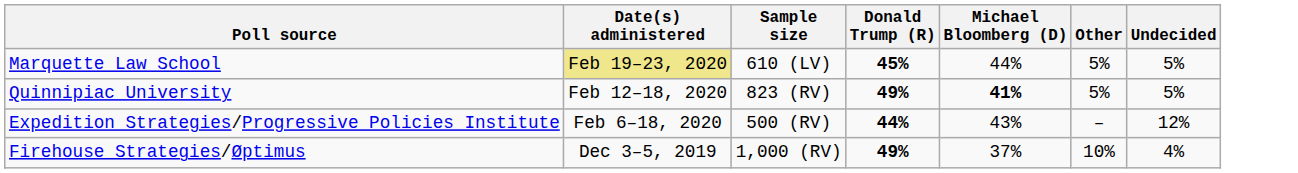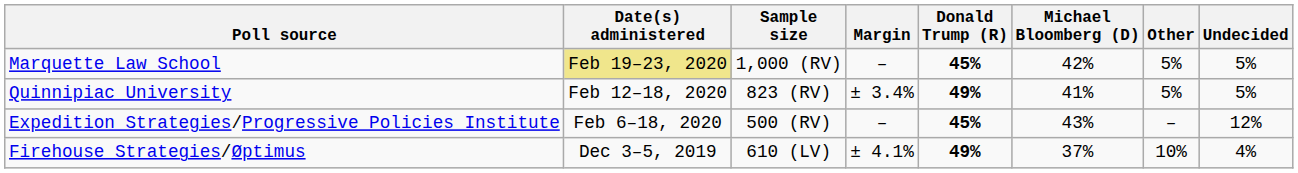+ column: (882, 36)
(789, 63) 610 (LV) -> (789, 63) 1,000 (RV)
(1005, 63) 44% -> (1077, 63) 42%
(1005, 93) bold -> (1077, 93) normal
(893, 123) 44% -> (965, 123) 45%
(789, 152) 1,000 (RV) -> (789, 152) 610 (LV)
